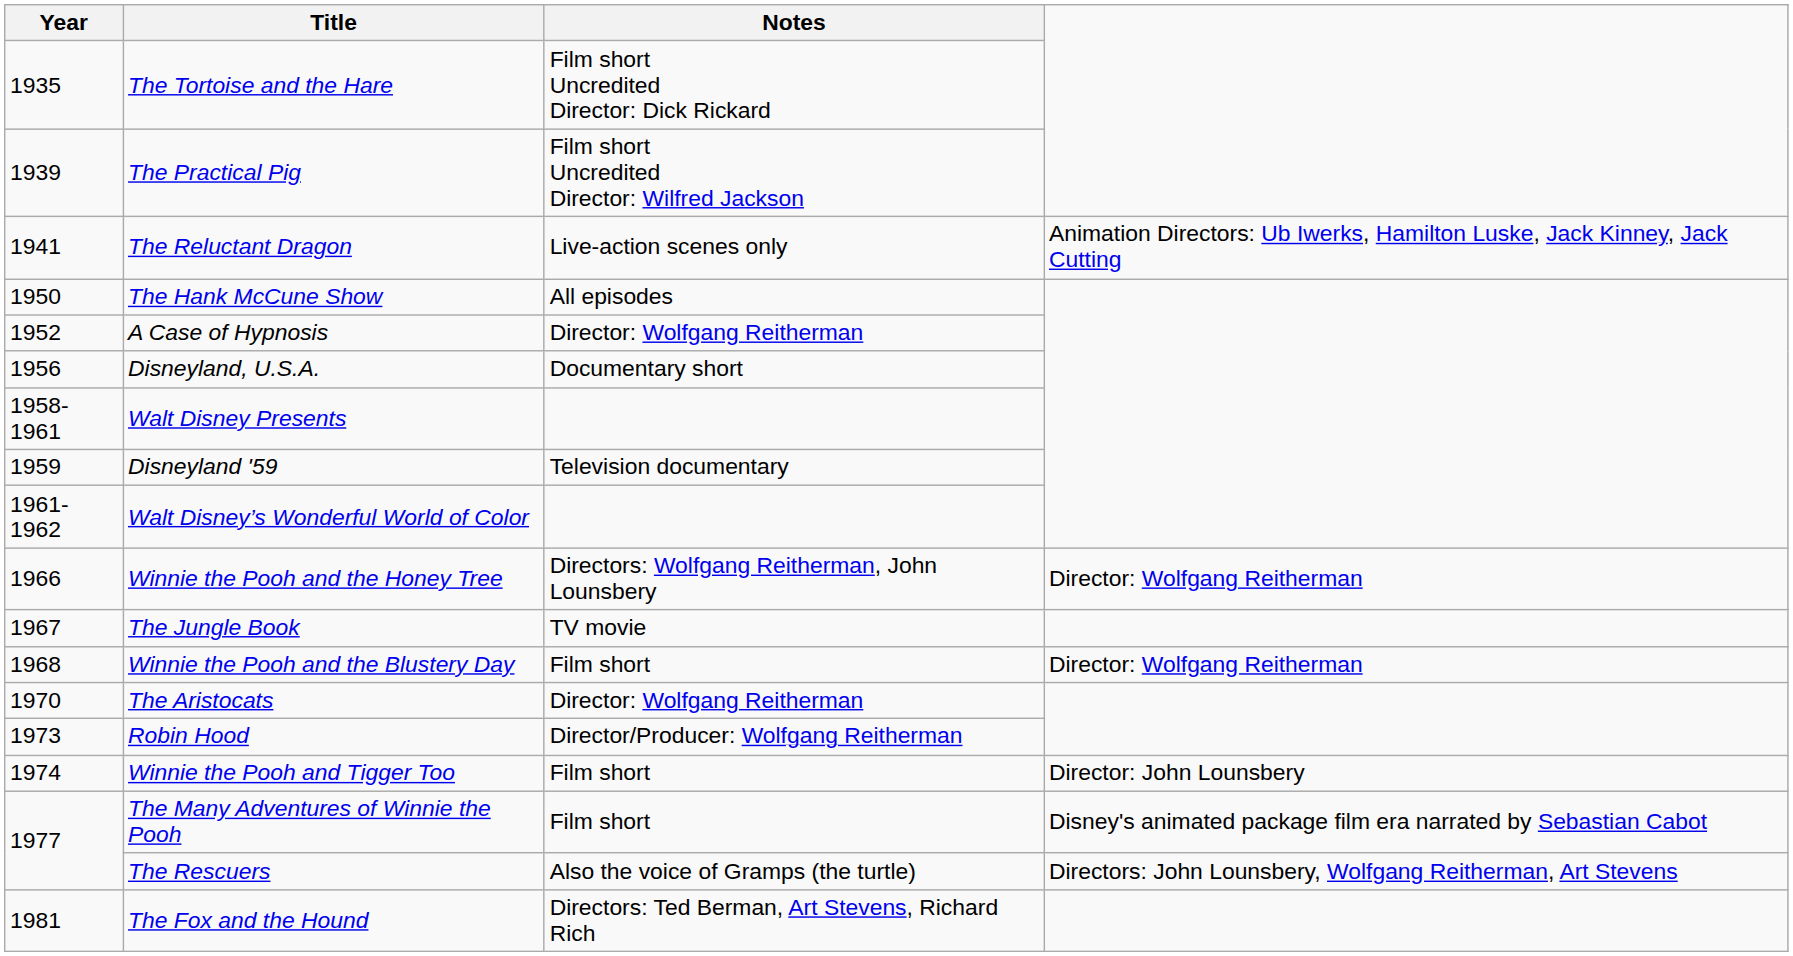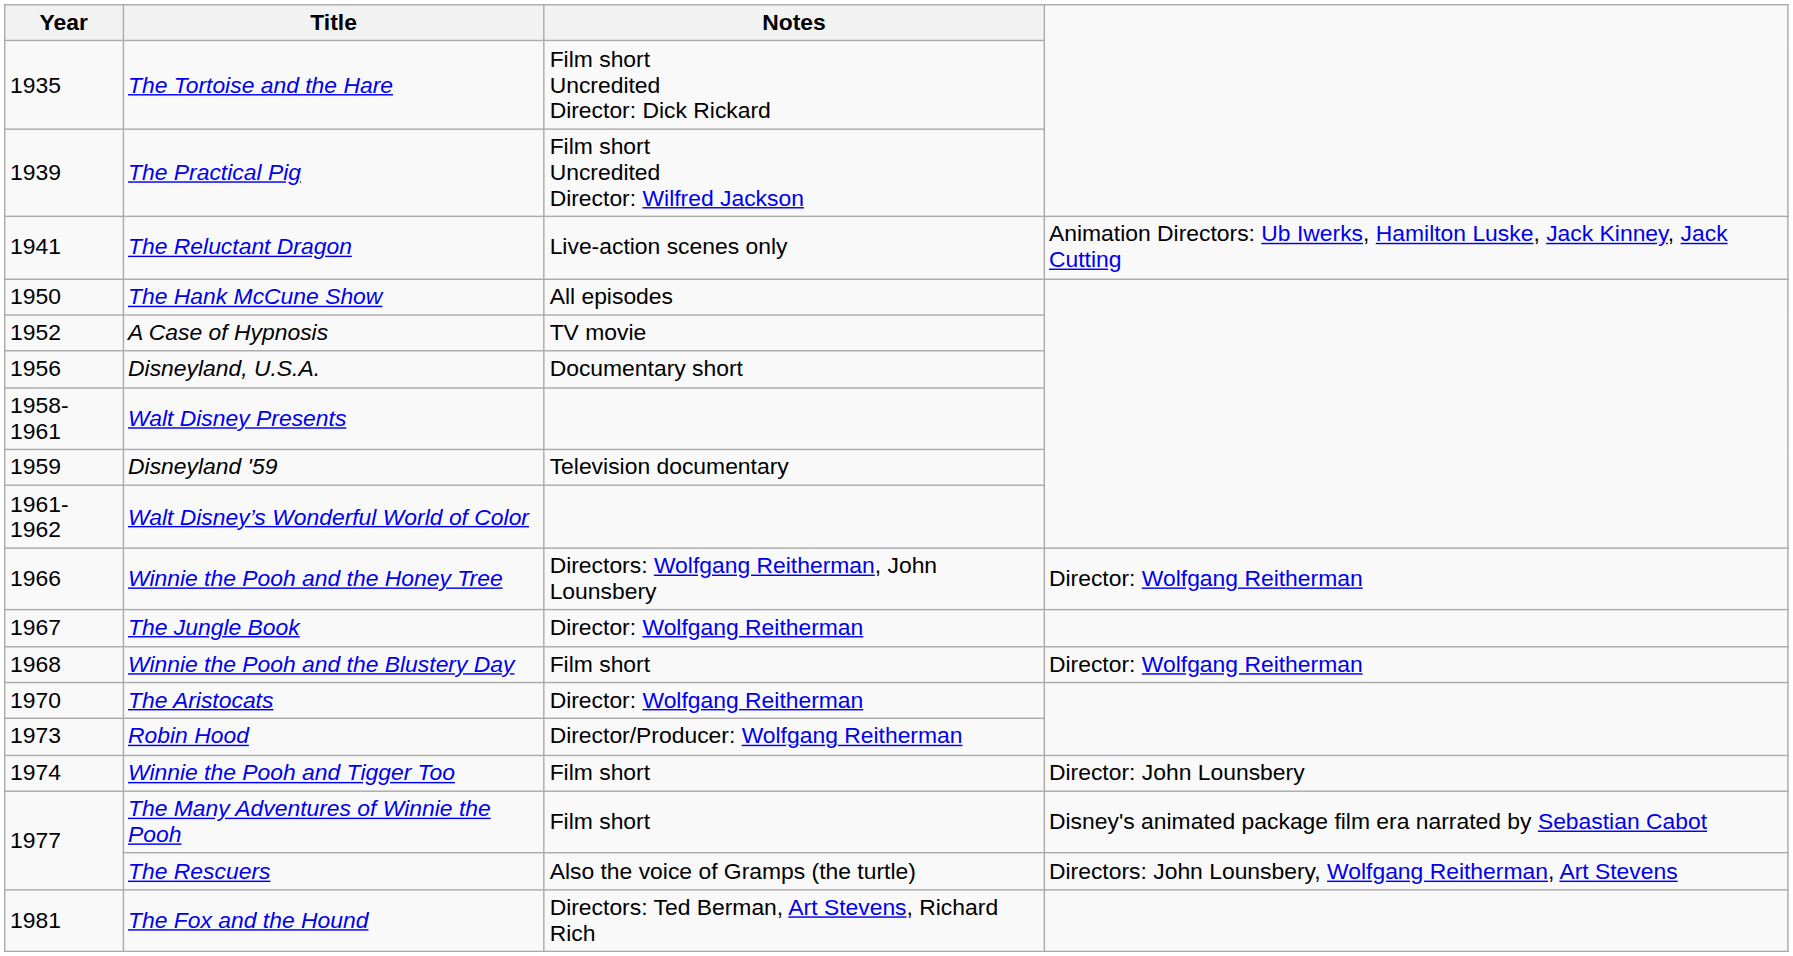(706, 332) Director: Wolfgang Reitherman -> (598, 332) TV movie
(598, 627) TV movie -> (706, 627) Director: Wolfgang Reitherman
